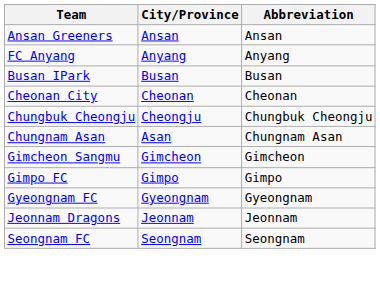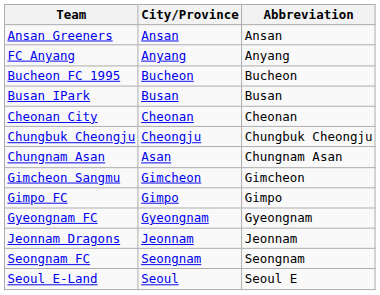+ row: (64, 76)
+ row: (53, 279)
